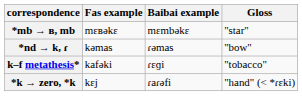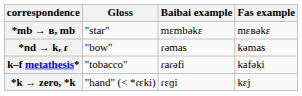columns swapped: (114, 13) <-> (260, 13)
(156, 64) ɾɛɡi -> (173, 64) ɾaɾəfi
(159, 82) ɾaɾəfi -> (169, 82) ɾɛɡi
